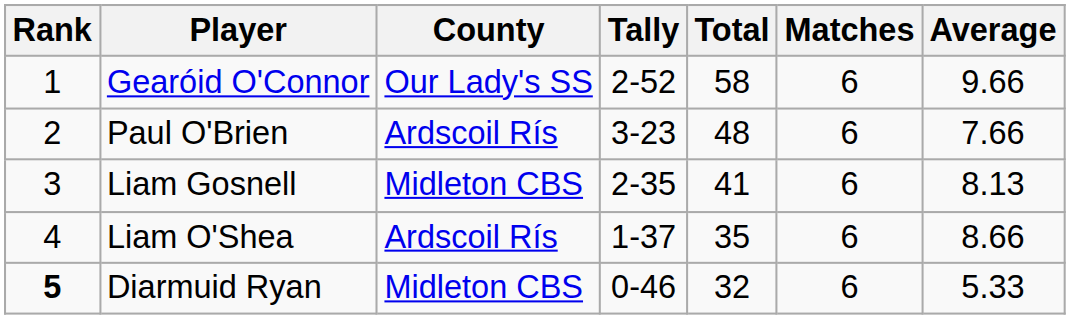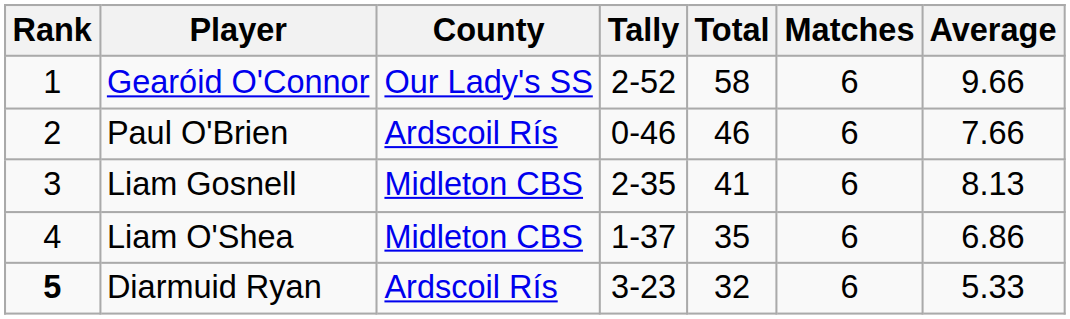(644, 133) 3-23 -> (644, 133) 0-46
(732, 133) 48 -> (732, 133) 46
(471, 236) Ardscoil Rís -> (484, 236) Midleton CBS
(993, 236) 8.66 -> (993, 236) 6.86
(484, 287) Midleton CBS -> (471, 287) Ardscoil Rís
(644, 287) 0-46 -> (644, 287) 3-23
